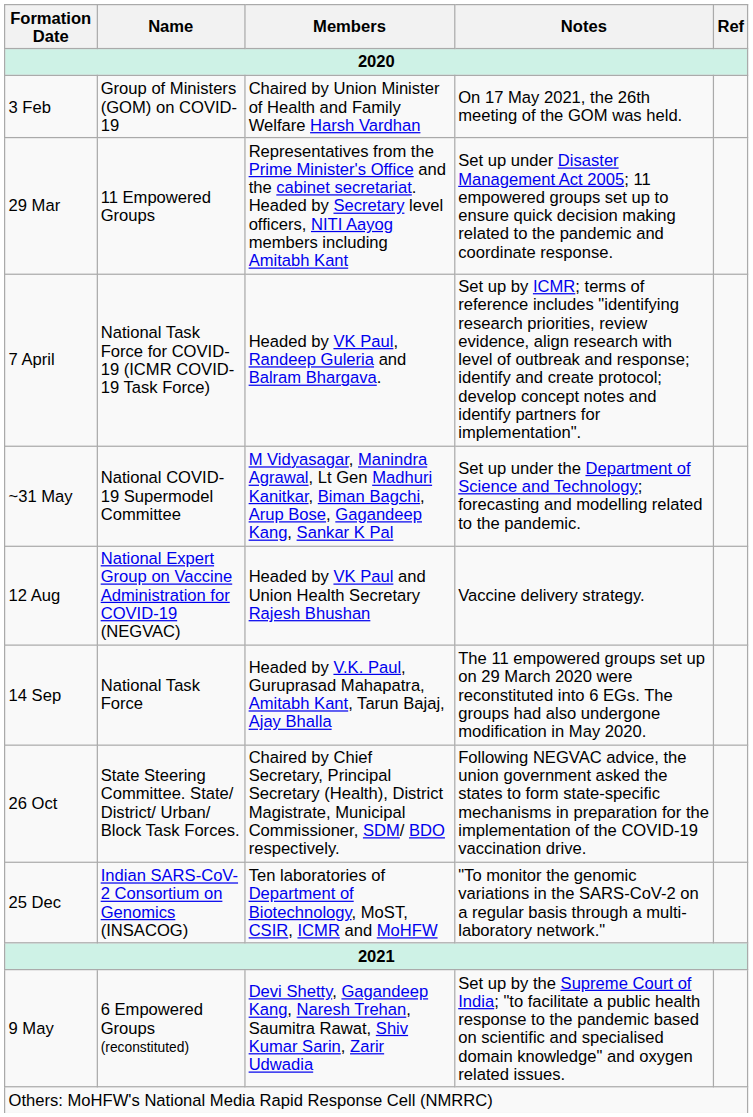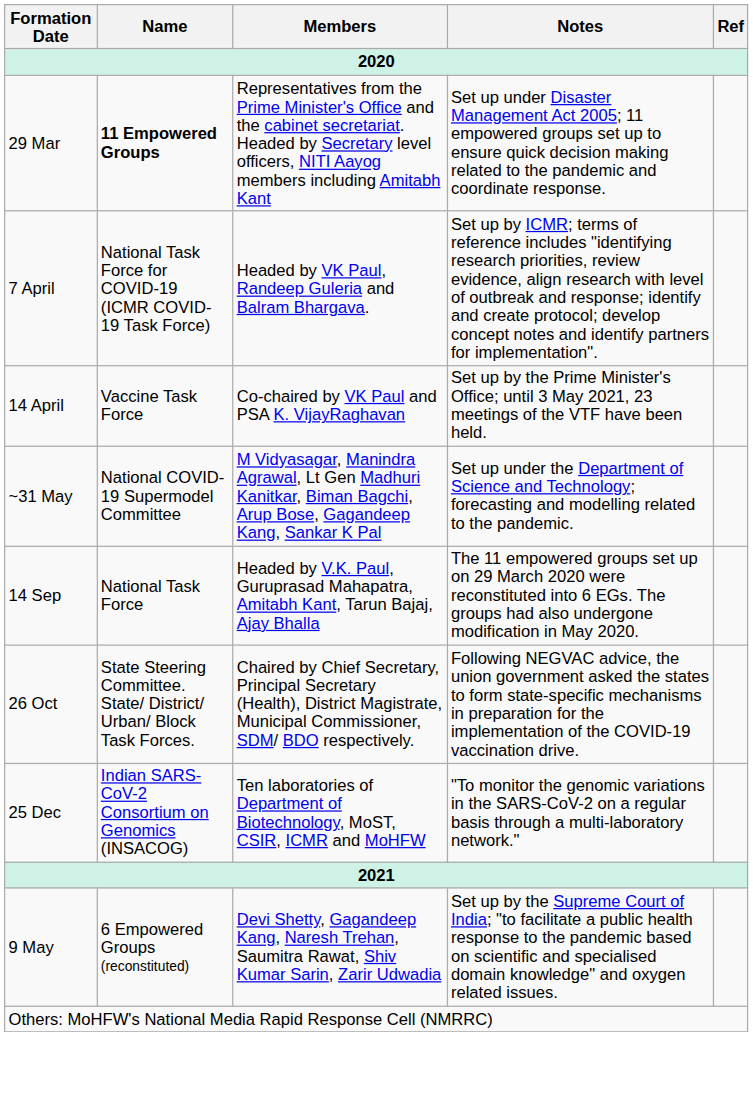- row: (30, 106)
(156, 206) normal -> (159, 143) bold
+ row: (36, 406)
- row: (34, 595)
